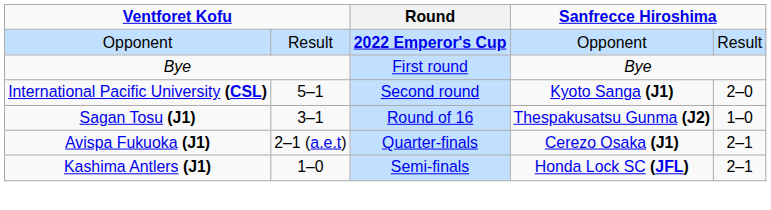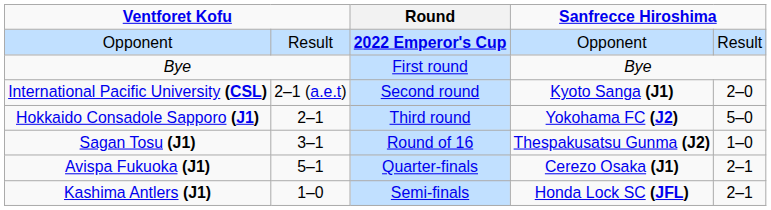(310, 92) 5–1 -> (310, 92) 2–1 (a.e.t)
+ row: (138, 117)
(310, 142) 2–1 (a.e.t) -> (310, 167) 5–1
